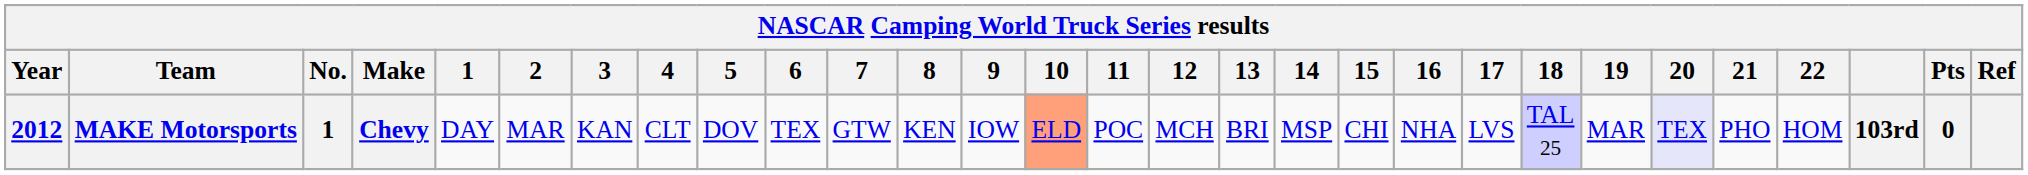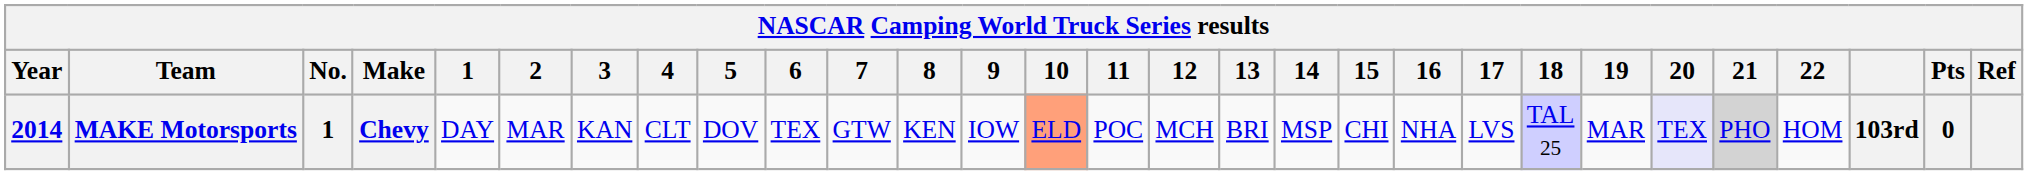(37, 131) 2012 -> (37, 131) 2014
(1745, 131) no background -> (1745, 131) lightgrey background
